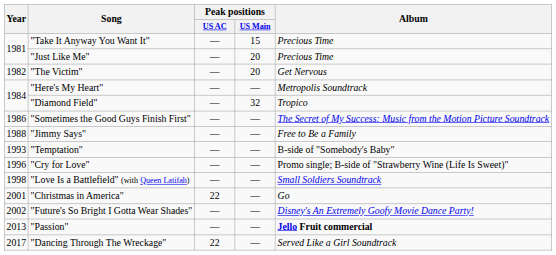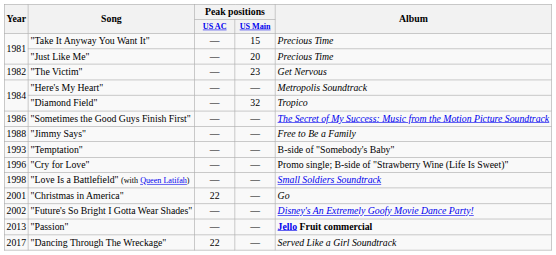(255, 72) 20 -> (255, 72) 23
